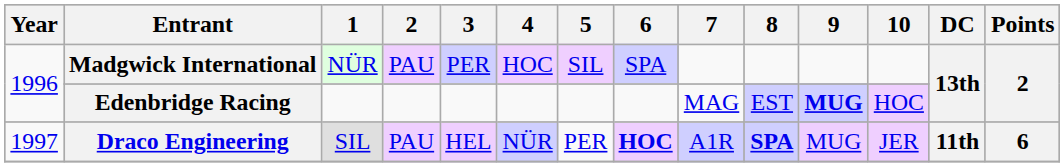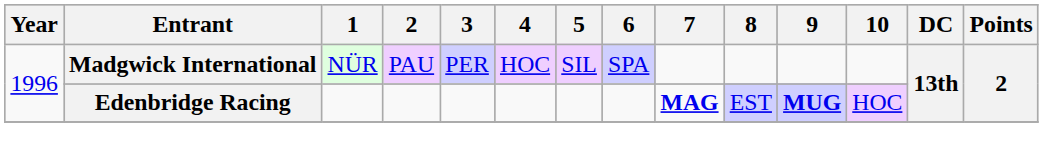(712, 102) normal -> (690, 102) bold
- row: (193, 142)
